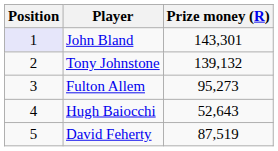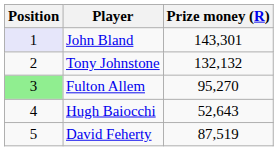(218, 63) 139,132 -> (218, 63) 132,132
(34, 87) no background -> (34, 87) lightgreen background
(218, 87) 95,273 -> (218, 87) 95,270
